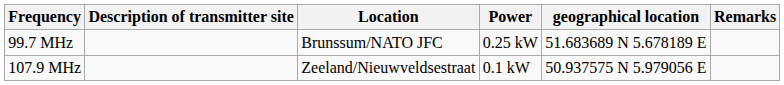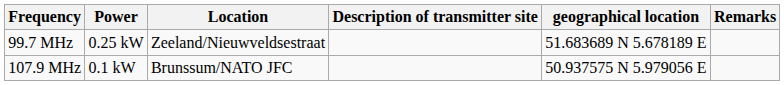columns swapped: (510, 17) <-> (191, 17)
(372, 42) Brunssum/NATO JFC -> (238, 42) Zeeland/Nieuwveldsestraat
(388, 67) Zeeland/Nieuwveldsestraat -> (222, 67) Brunssum/NATO JFC
